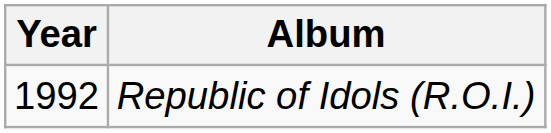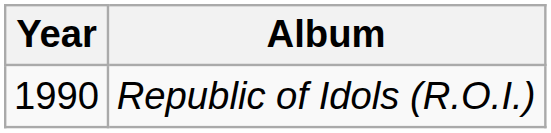(57, 95) 1992 -> (57, 95) 1990
